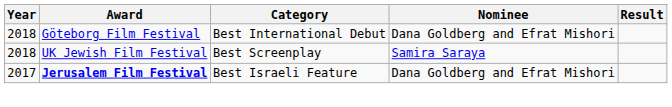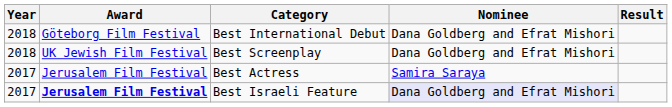(438, 53) Samira Saraya -> (503, 53) Dana Goldberg and Efrat Mishori
+ row: (256, 73)
(503, 73) no background -> (503, 92) lavender background
